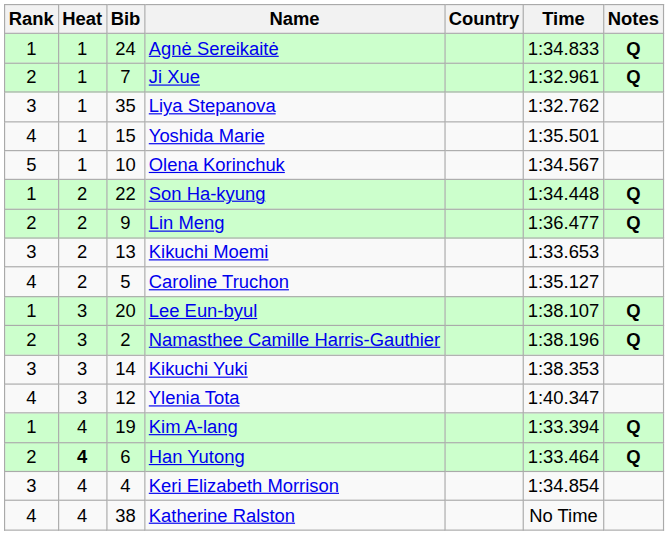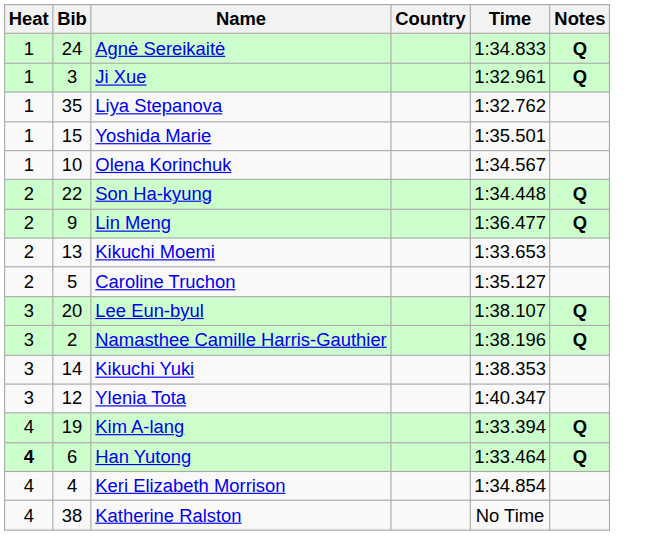- column: (31, 19)
(125, 77) 7 -> (72, 77) 3
